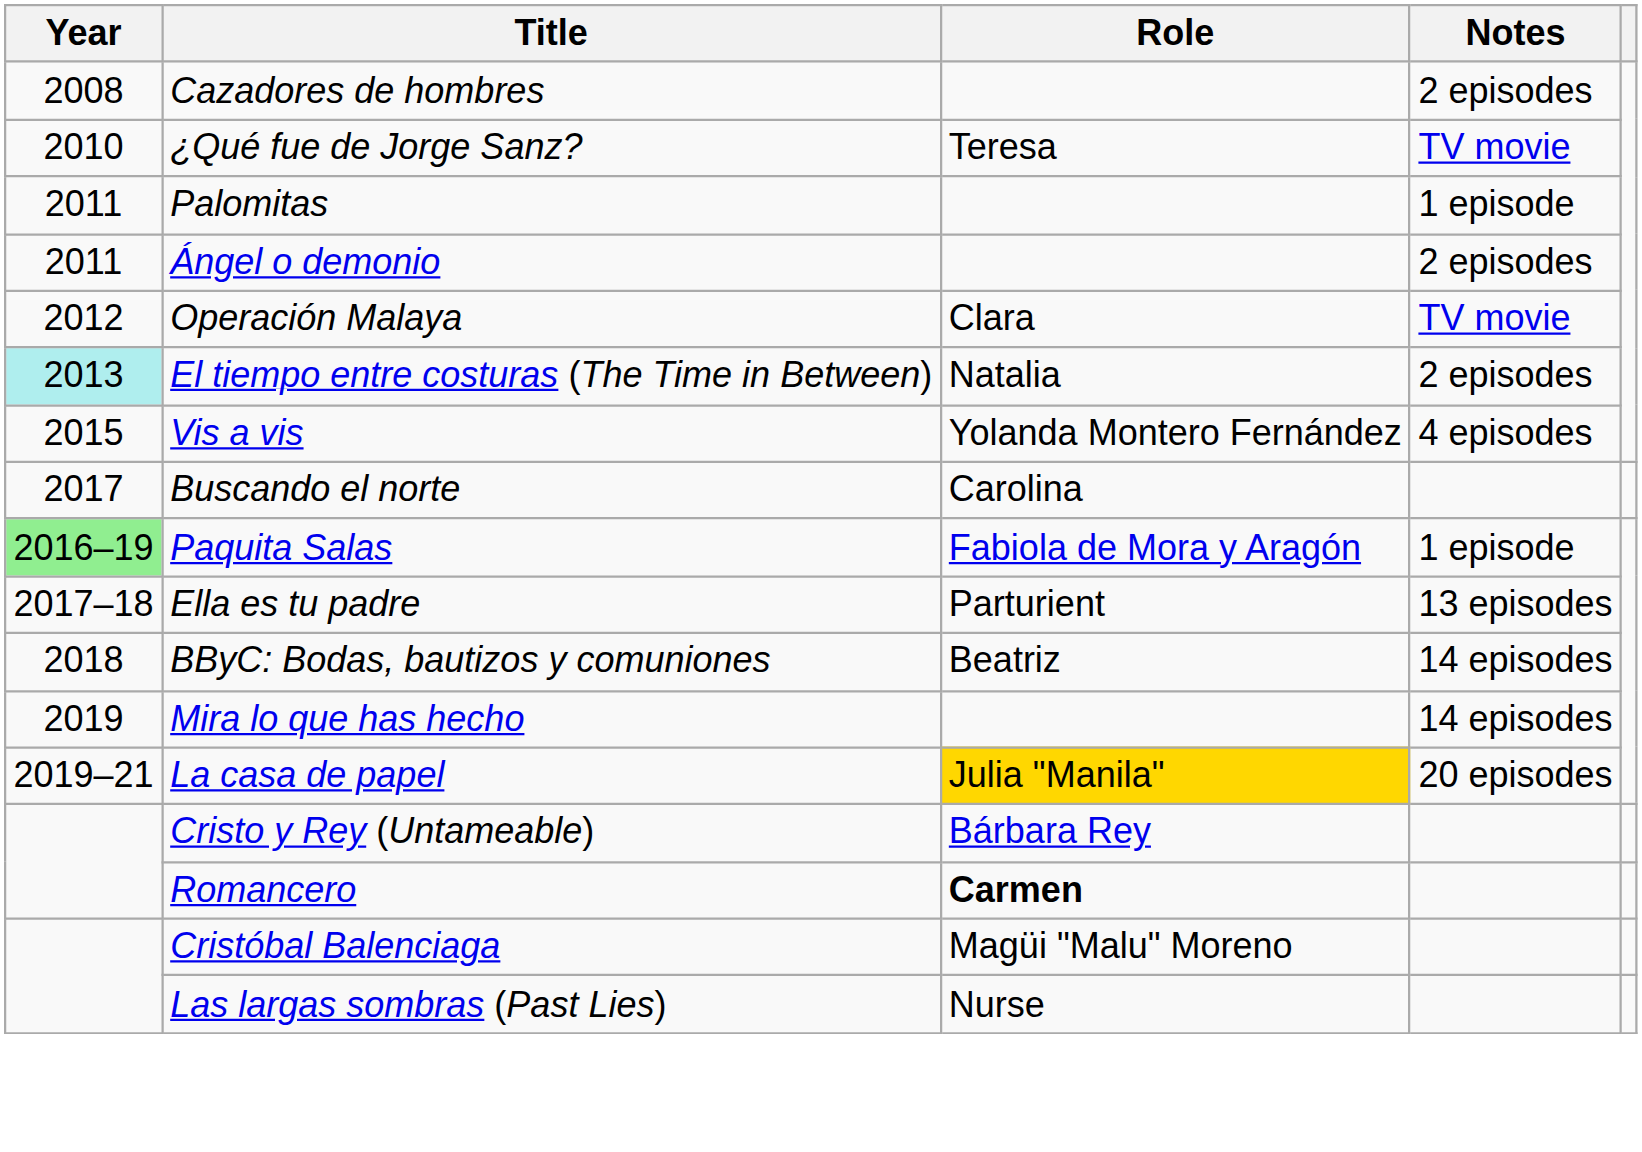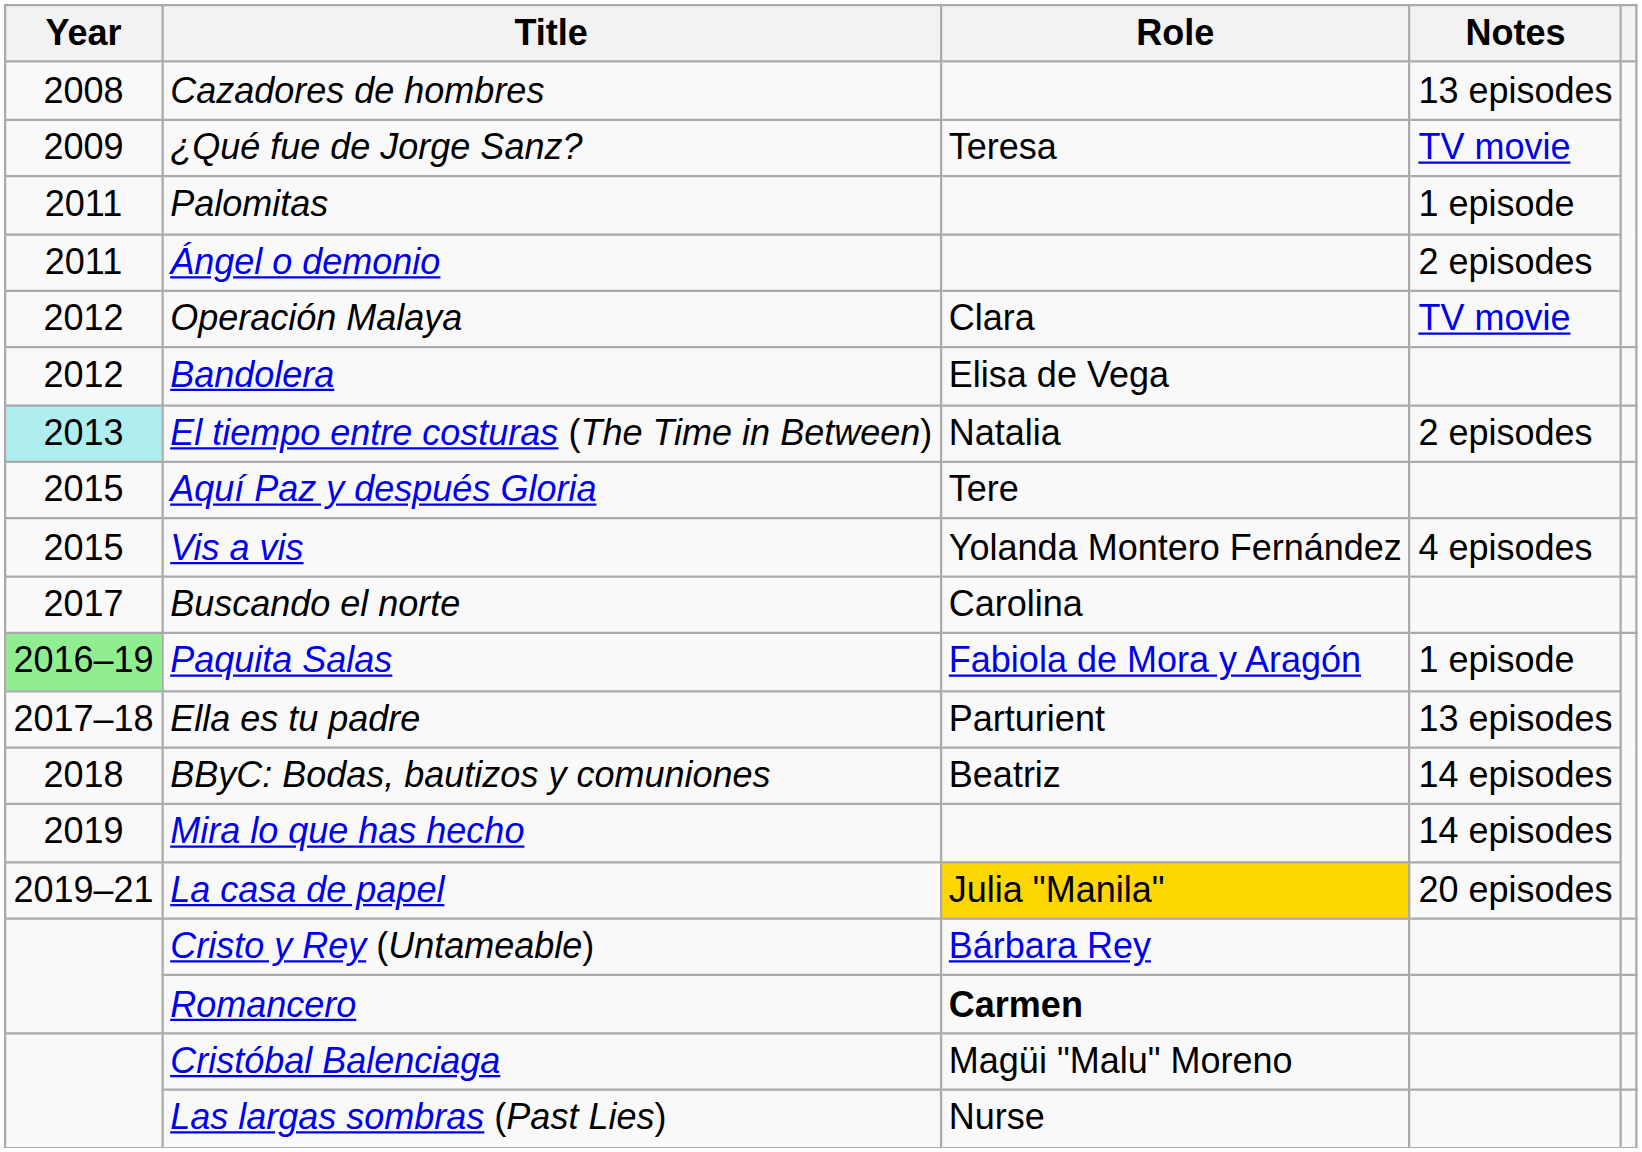(1505, 90) 2 episodes -> (1515, 90) 13 episodes
(83, 147) 2010 -> (83, 147) 2009
+ row: (252, 375)
+ row: (383, 489)
